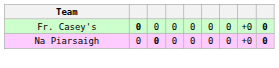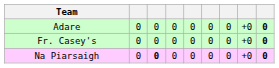+ row: (67, 26)
(138, 26) bold -> (138, 41) normal
